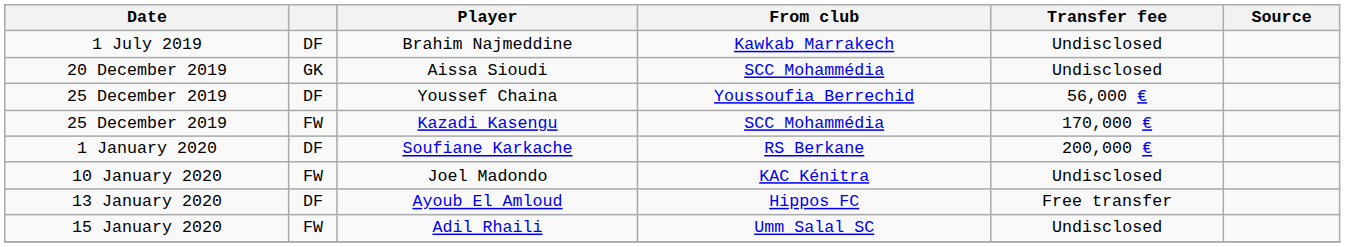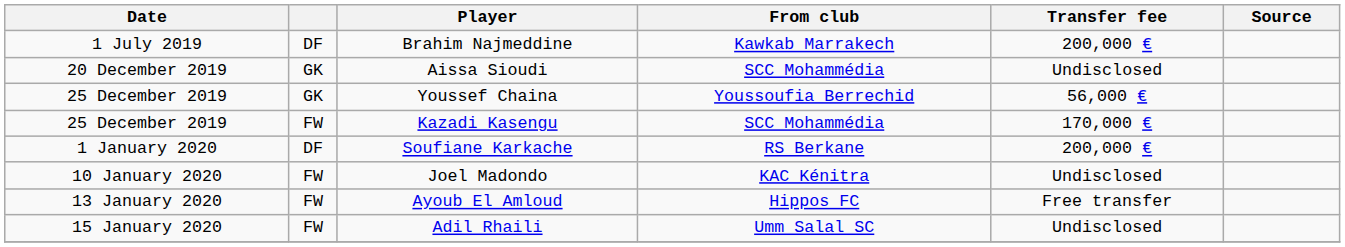(1107, 44) Undisclosed -> (1107, 44) 200,000 €
(313, 97) DF -> (313, 97) GK
(313, 202) DF -> (313, 202) FW
